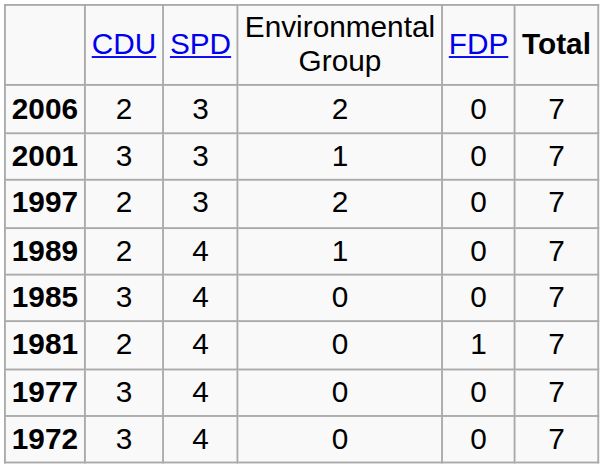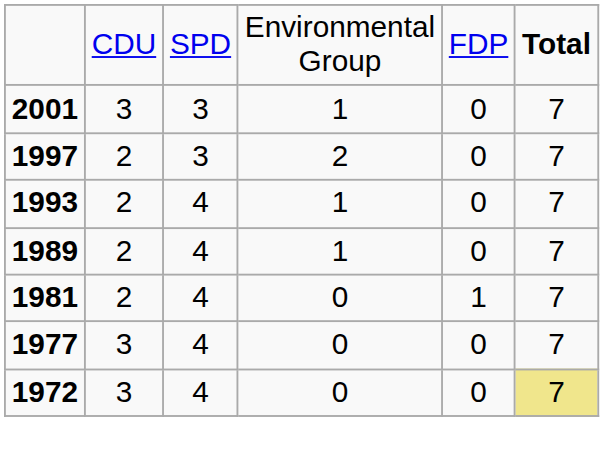- row: (45, 108)
+ row: (45, 203)
- row: (45, 297)
(556, 439) no background -> (556, 391) khaki background
